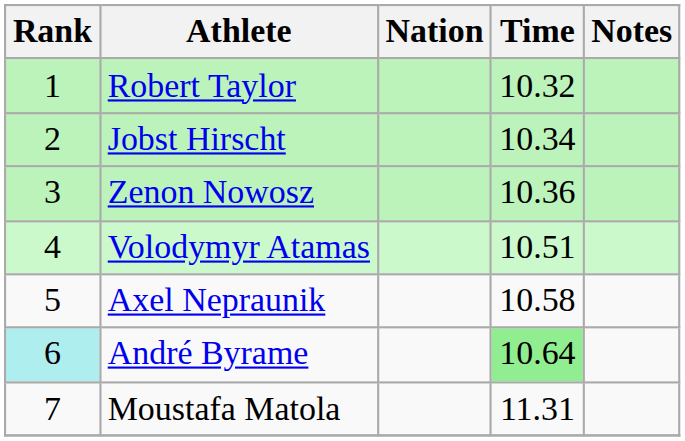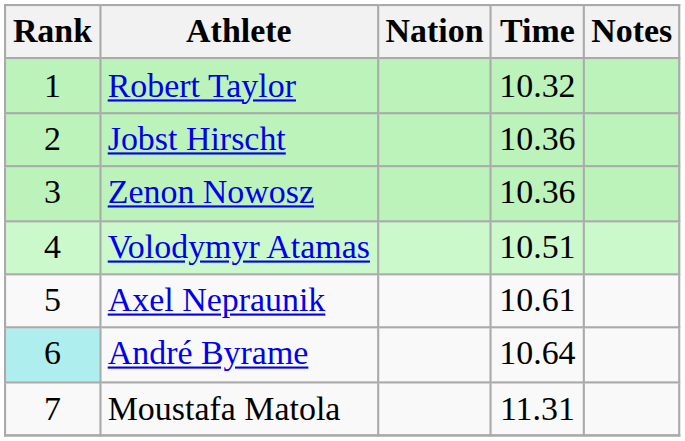(537, 138) 10.34 -> (537, 138) 10.36
(537, 300) 10.58 -> (537, 300) 10.61
(537, 354) lightgreen background -> (537, 354) no background
